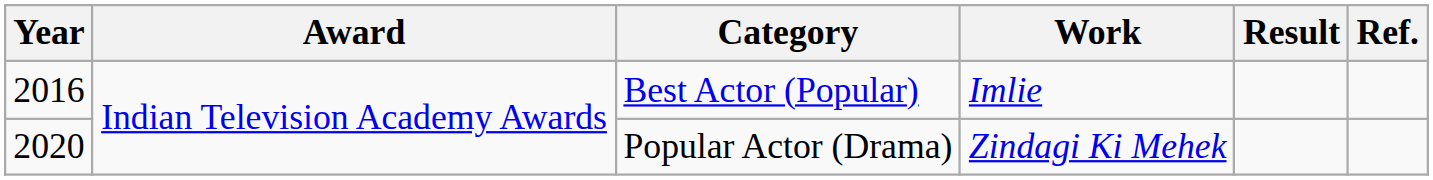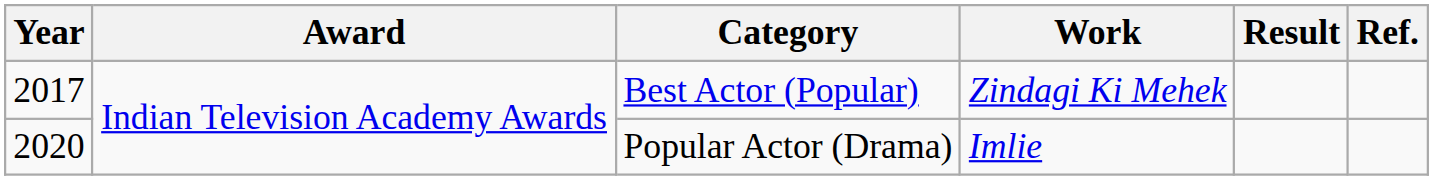(49, 89) 2016 -> (49, 89) 2017
(1006, 89) Imlie -> (1098, 89) Zindagi Ki Mehek
(1098, 145) Zindagi Ki Mehek -> (1006, 145) Imlie
